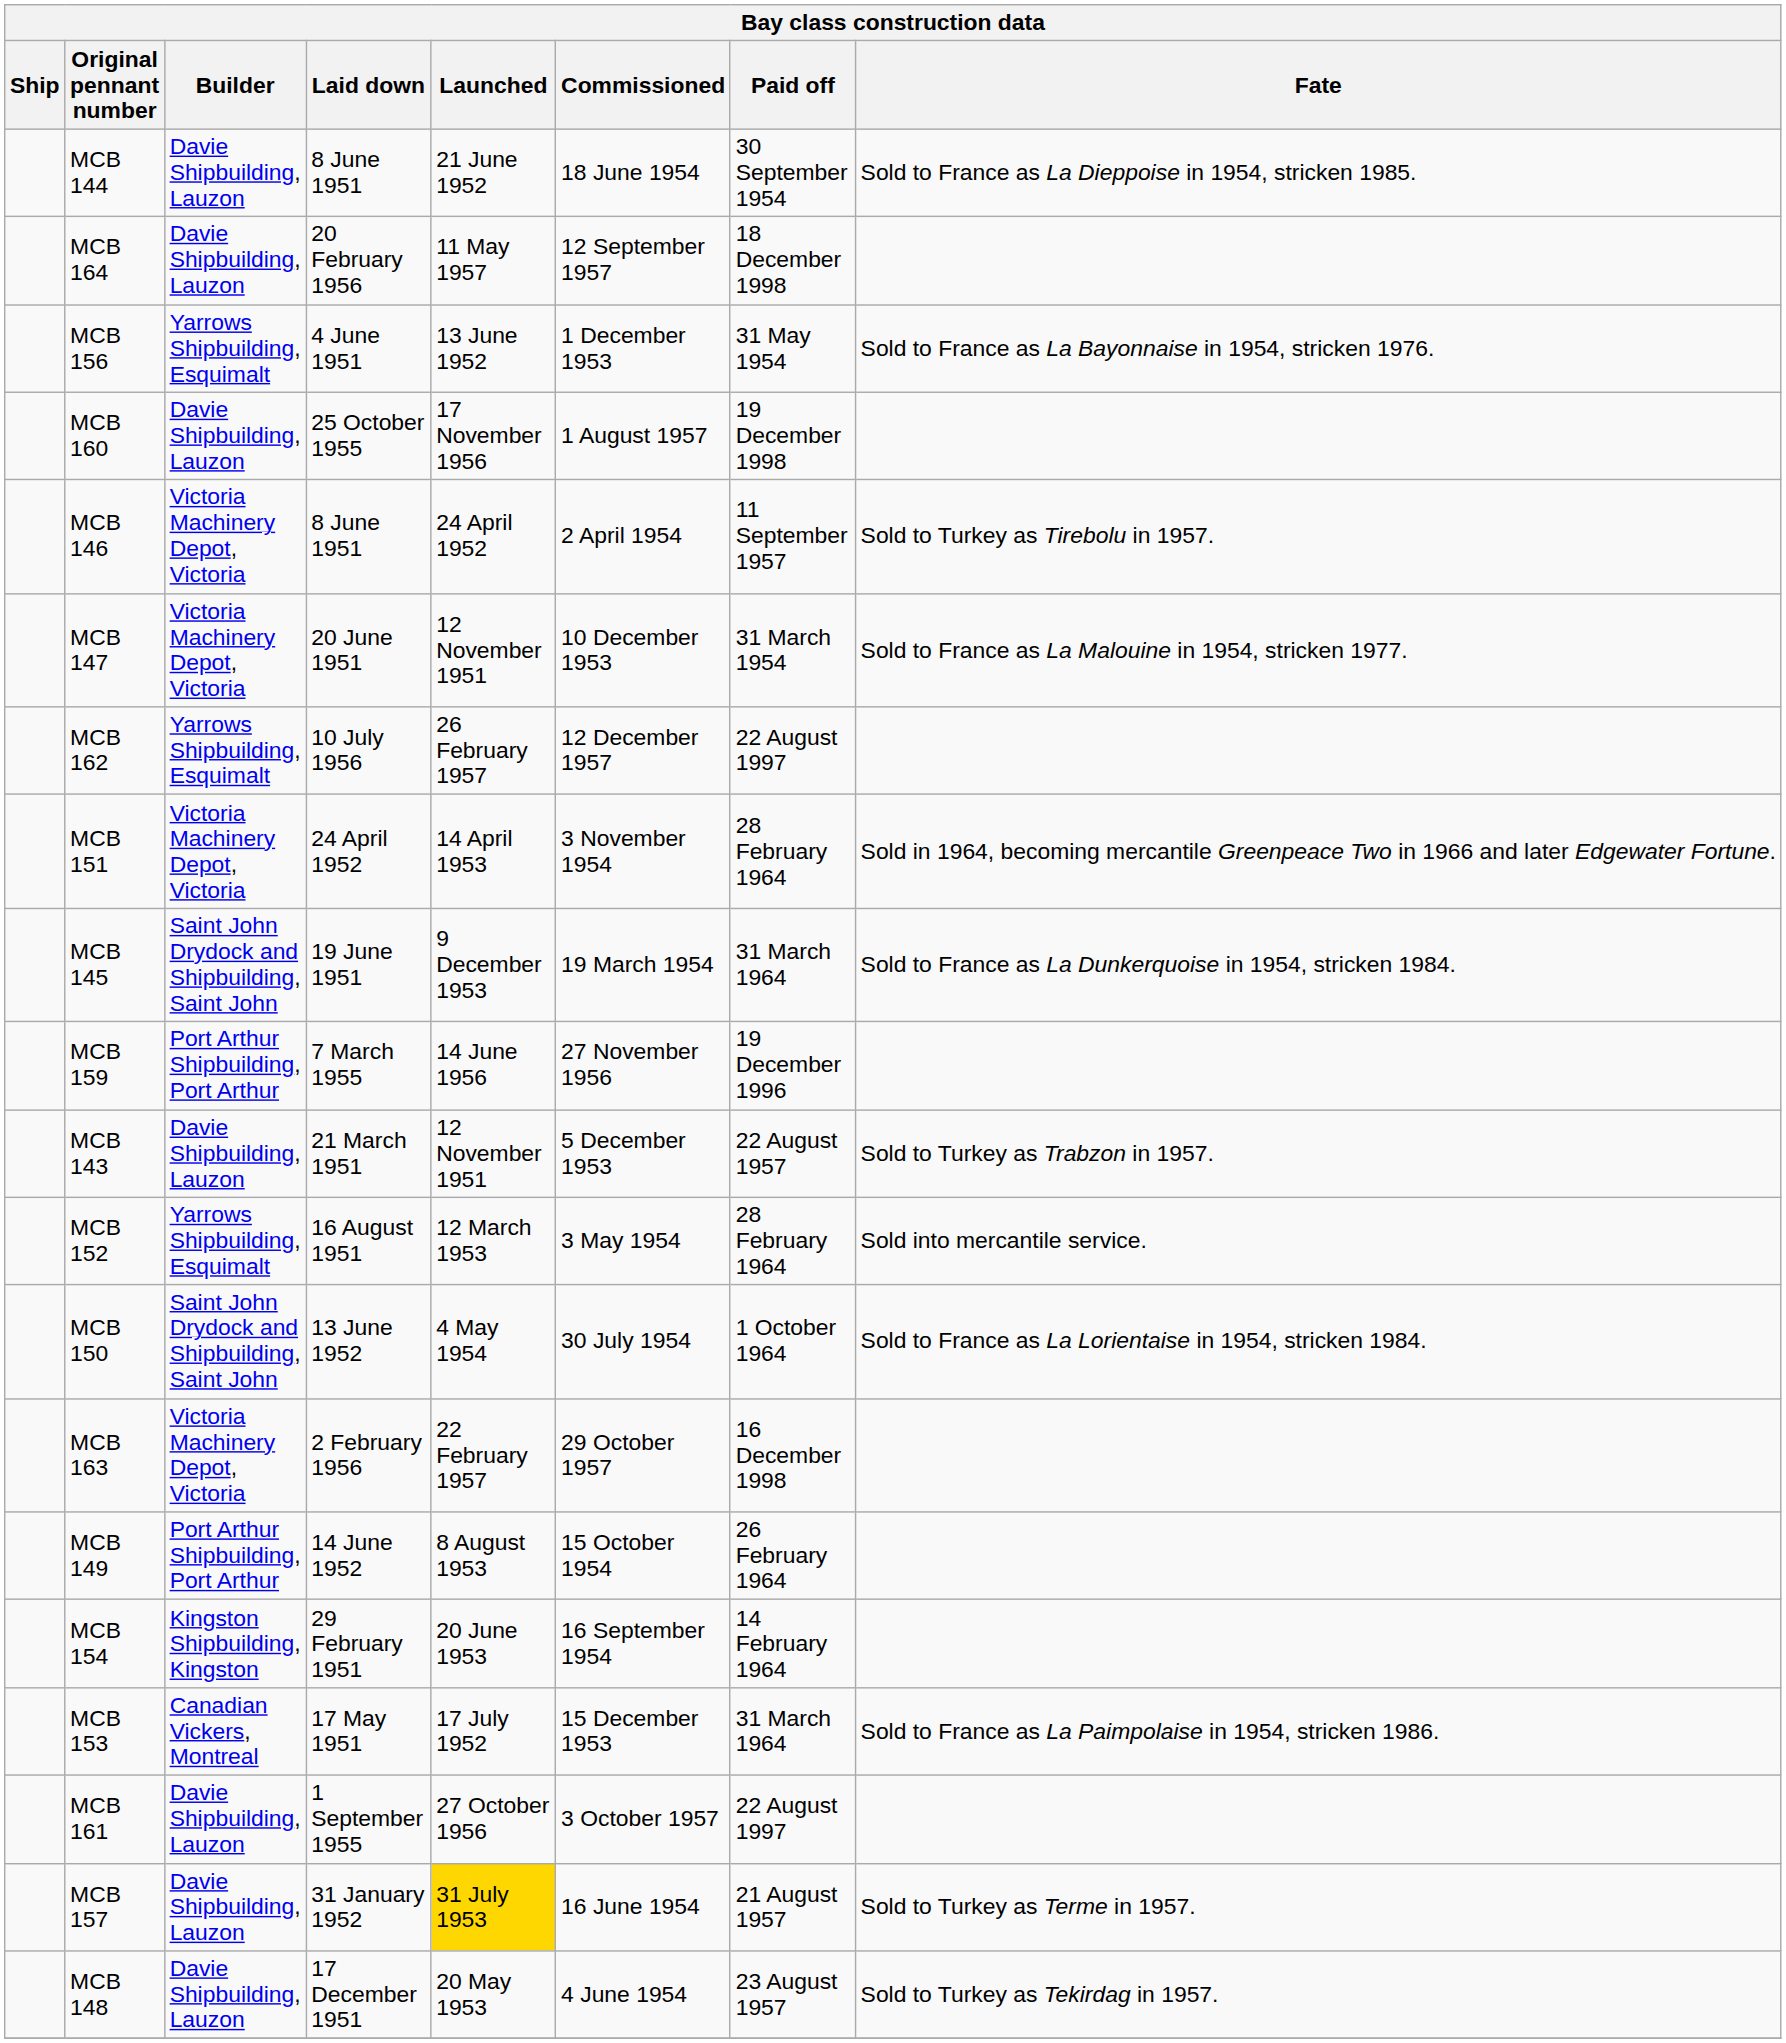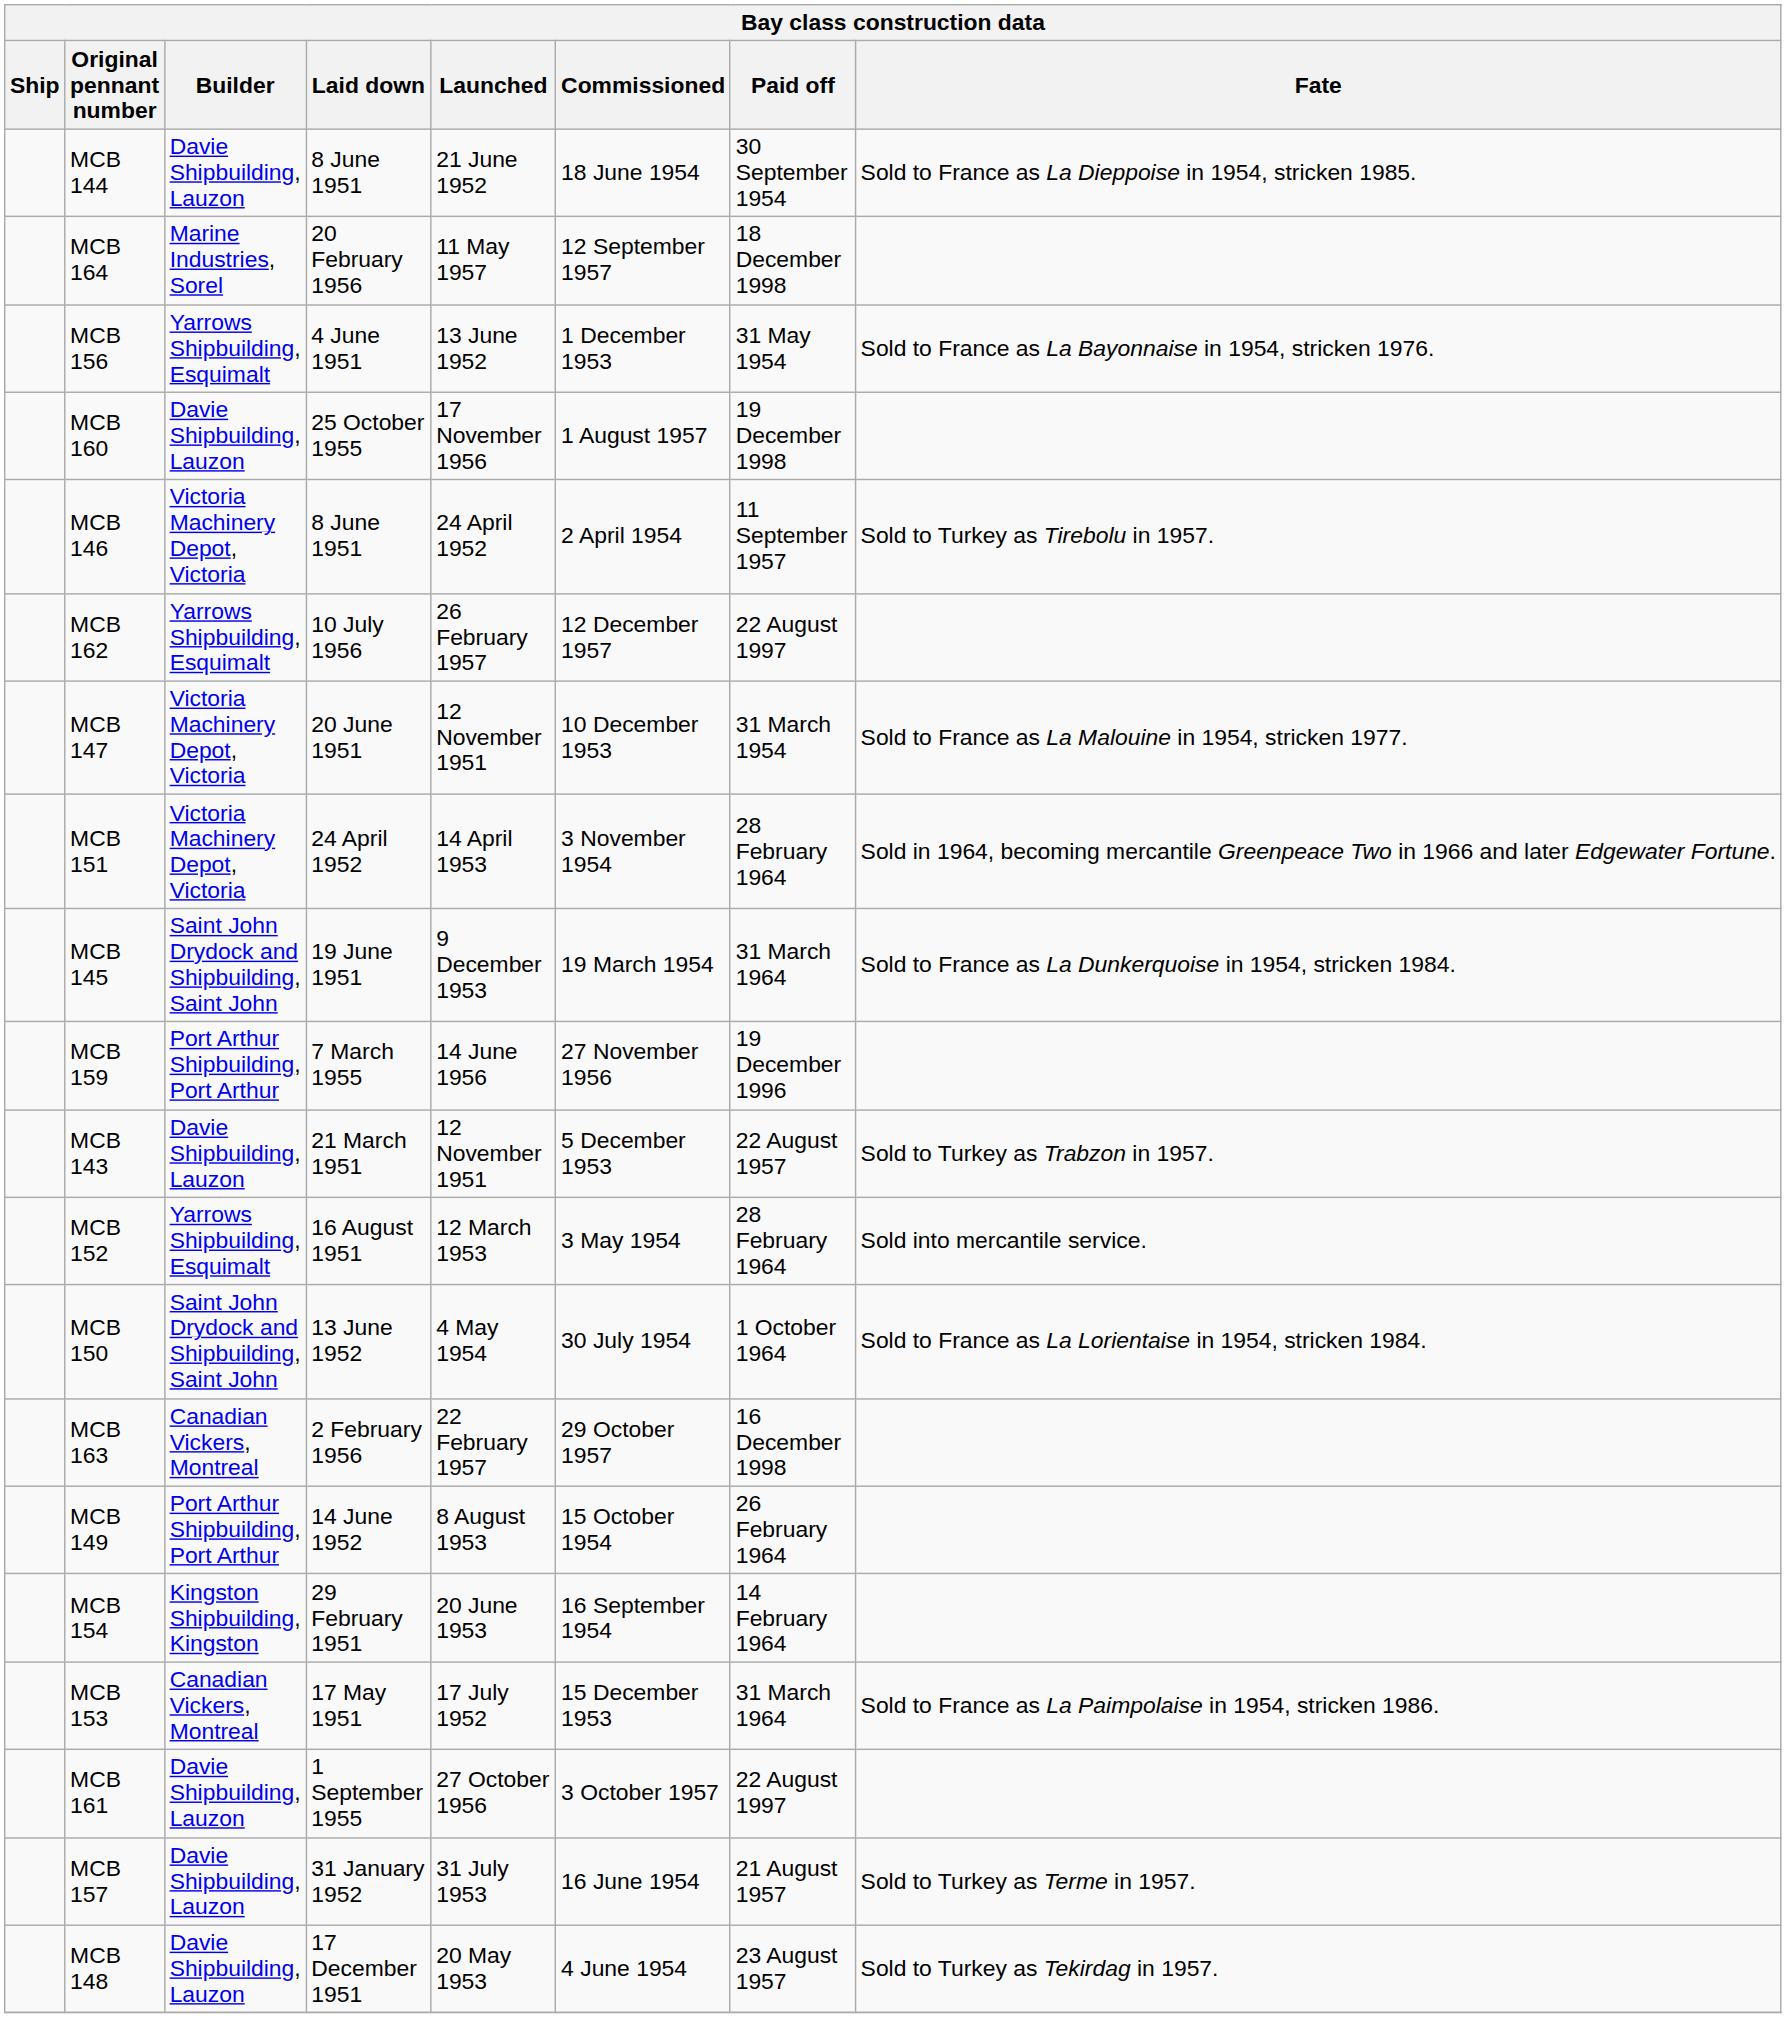(235, 260) Davie Shipbuilding, Lauzon -> (222, 260) Marine Industries, Sorel
rows swapped: (96, 649) <-> (96, 750)
(222, 1454) Victoria Machinery Depot, Victoria -> (219, 1442) Canadian Vickers, Montreal
(472, 1906) gold background -> (472, 1880) no background
